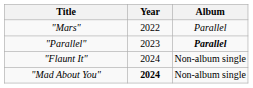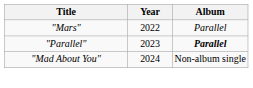- row: (66, 59)
(150, 75) bold -> (150, 59) normal
